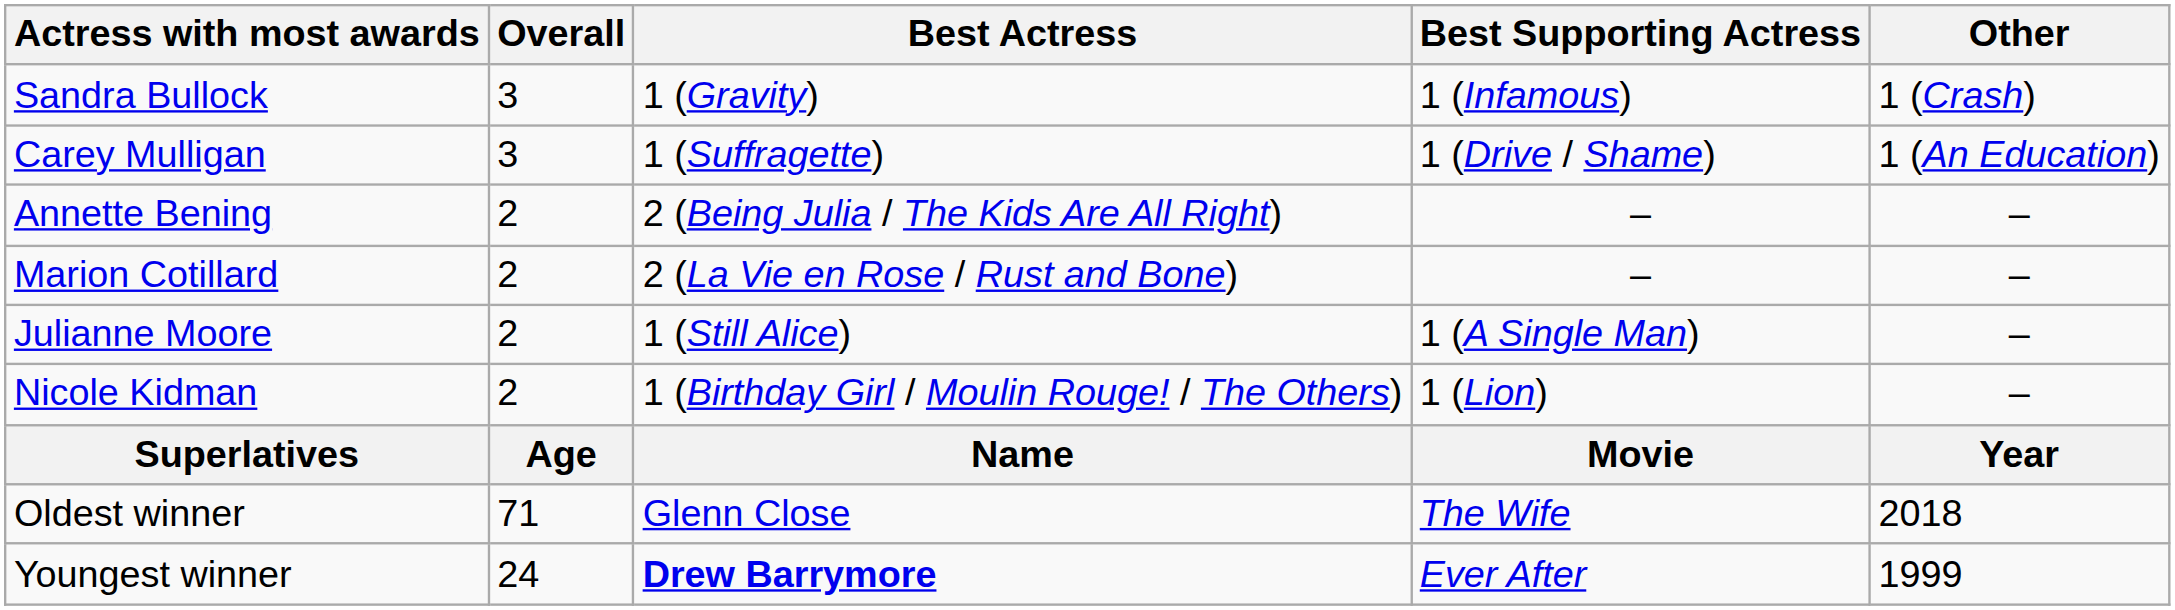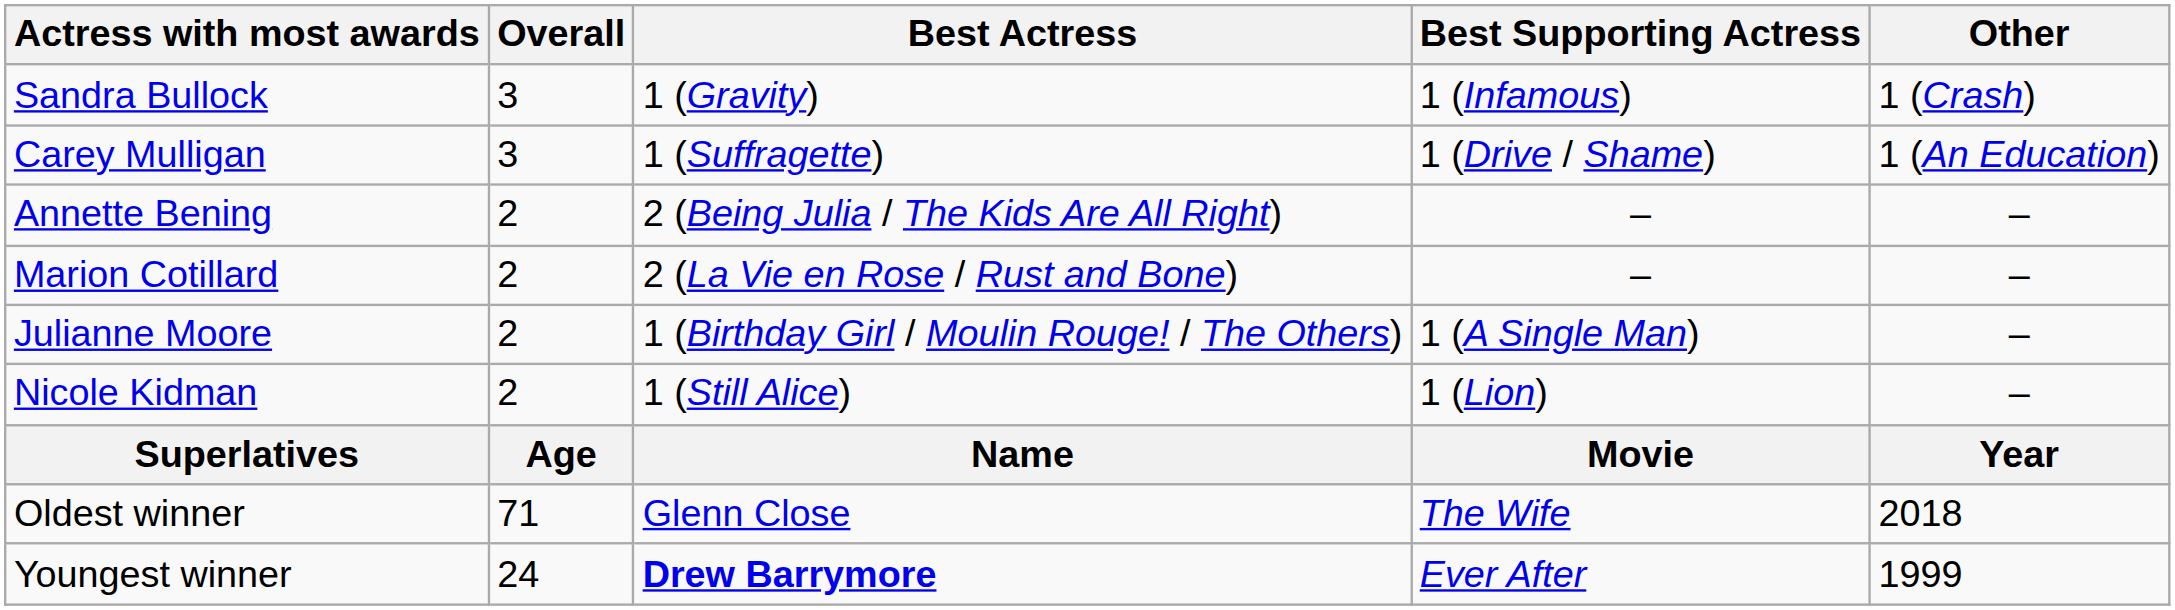(747, 333) 1 (Still Alice) -> (1023, 333) 1 (Birthday Girl / Moulin Rouge! / The Others)
(1023, 393) 1 (Birthday Girl / Moulin Rouge! / The Others) -> (747, 393) 1 (Still Alice)
